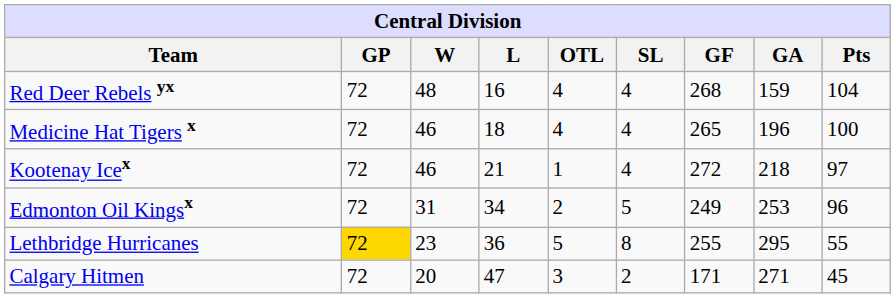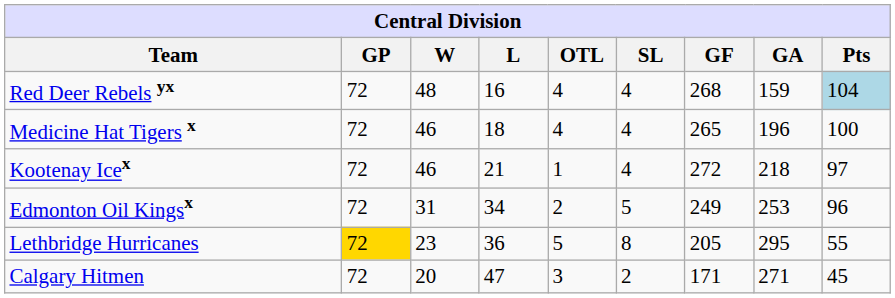(843, 90) no background -> (843, 90) lightblue background
(705, 243) 255 -> (705, 243) 205
